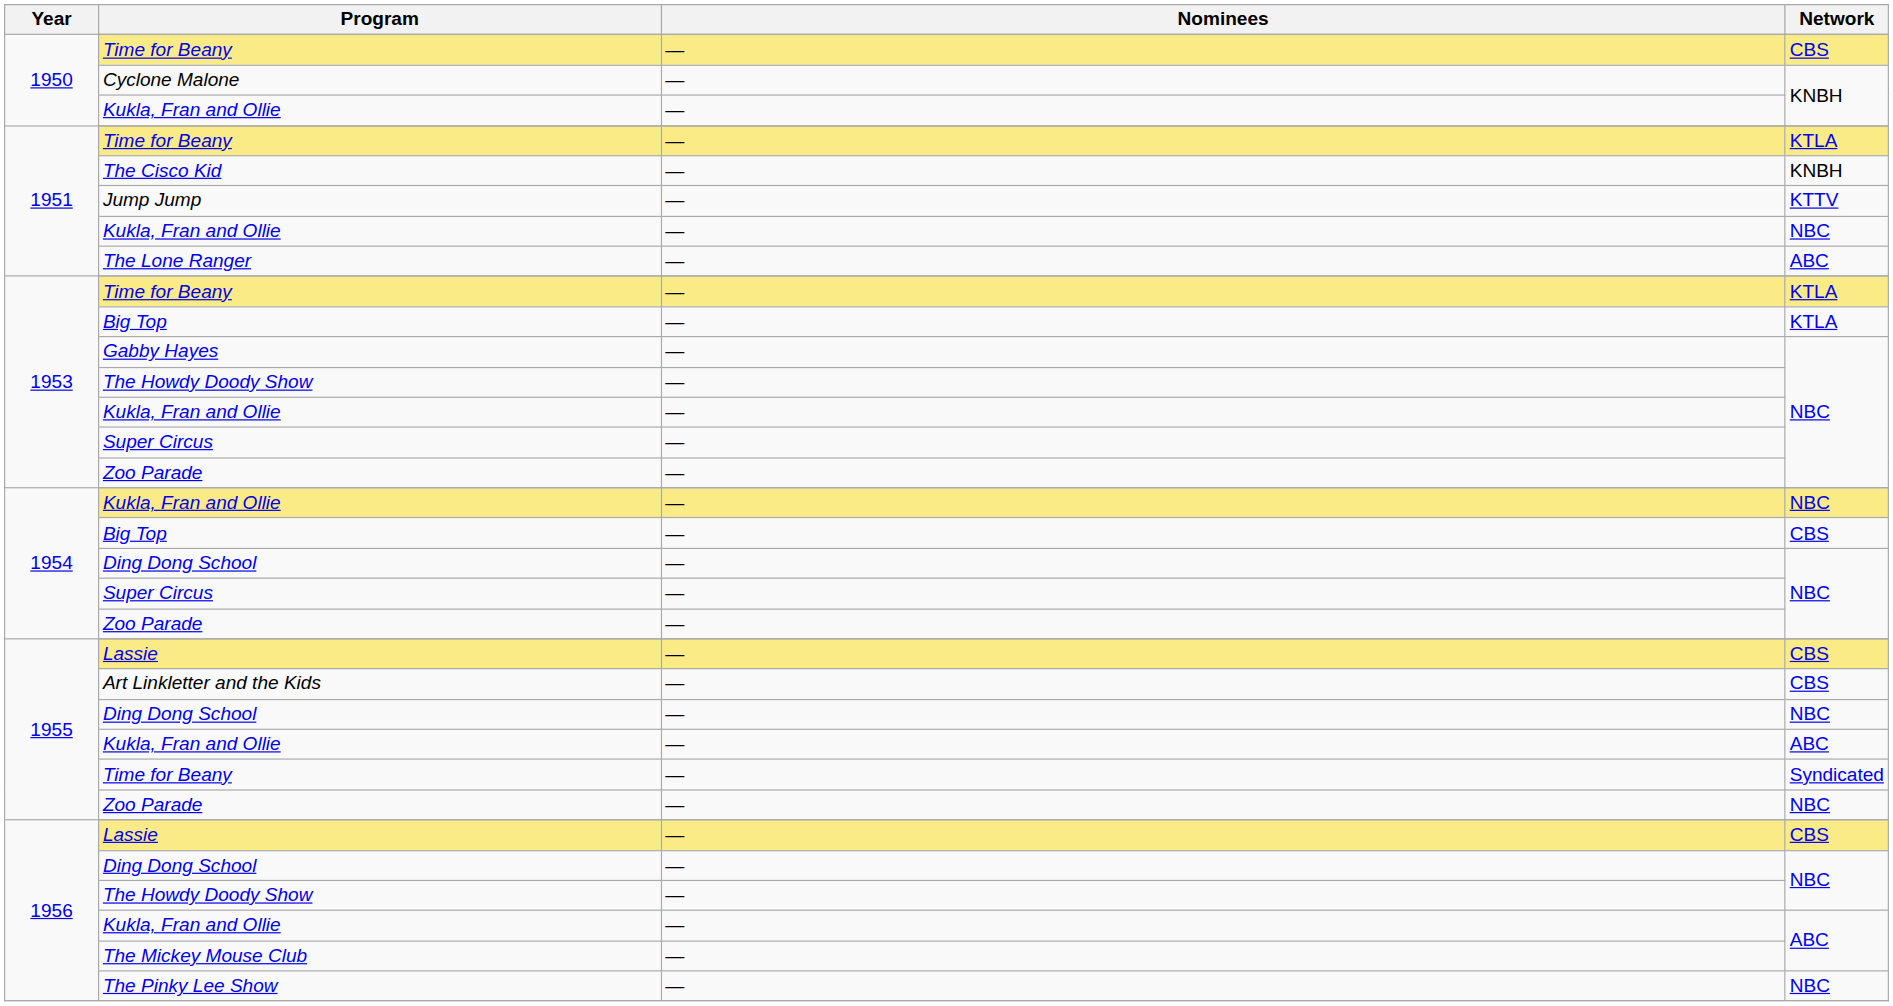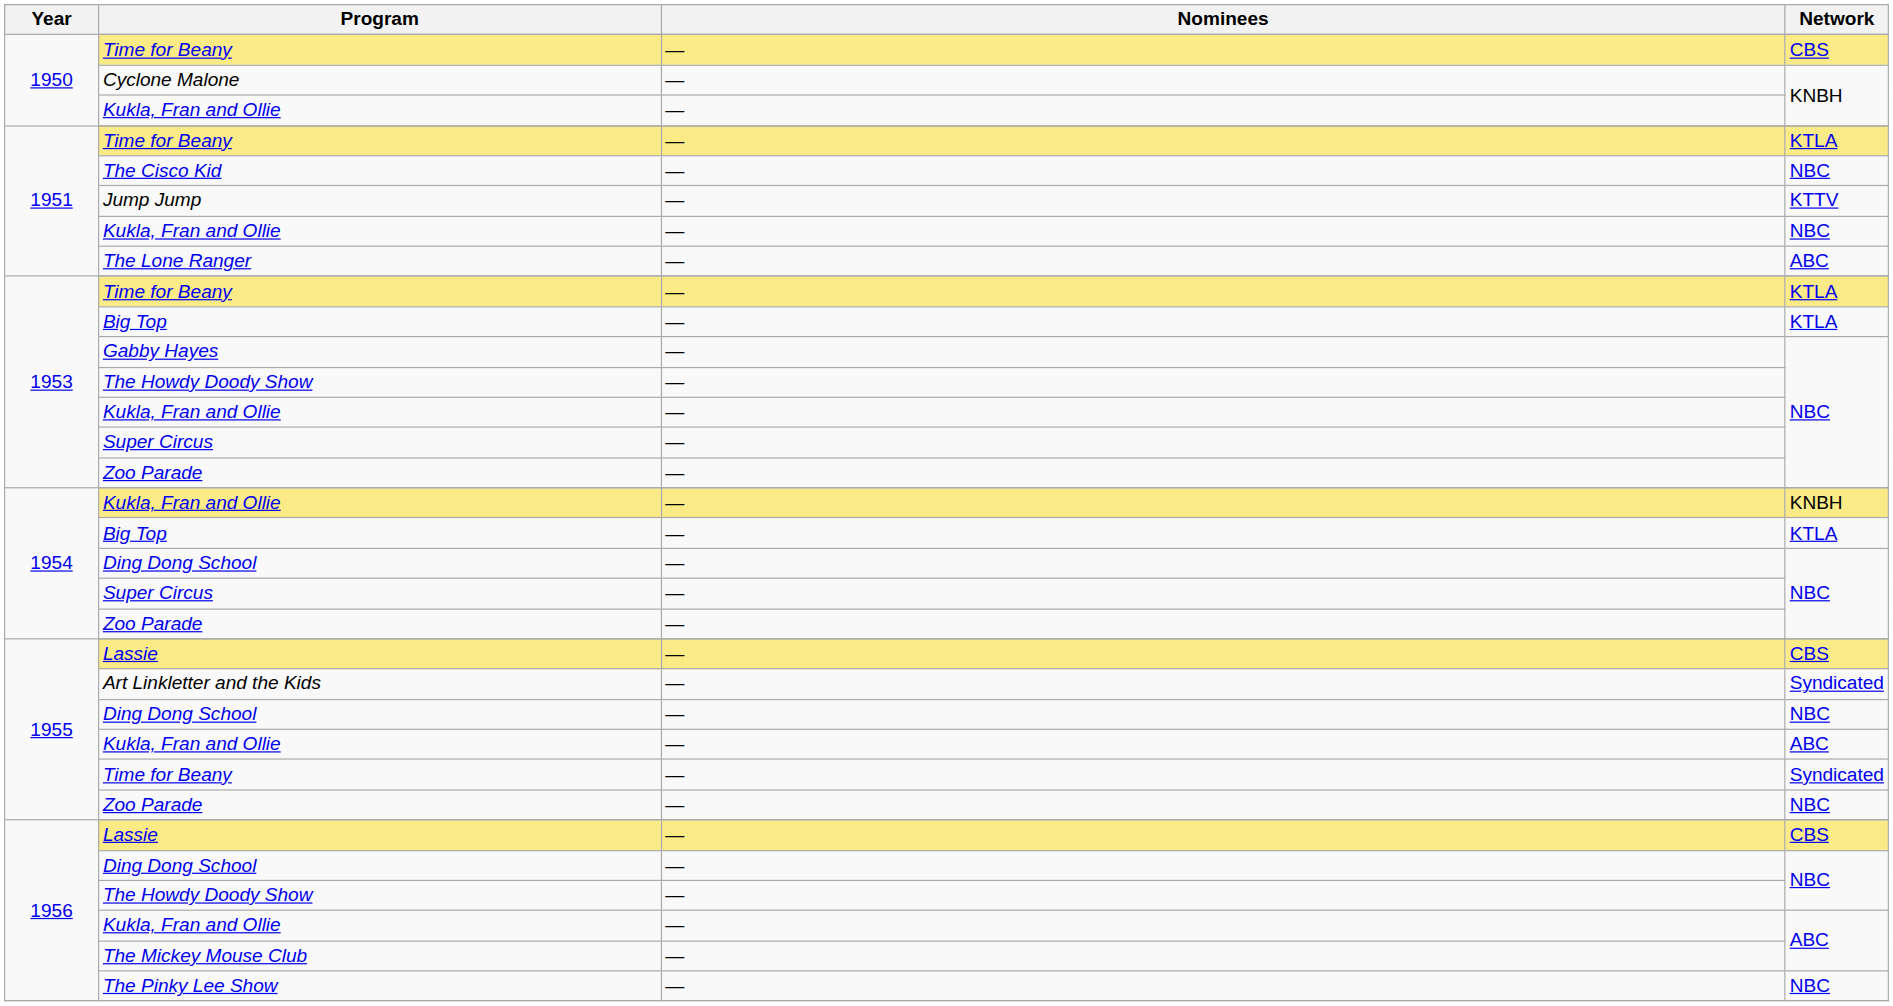(1816, 170) KNBH -> (1810, 170) NBC
(1810, 502) NBC -> (1816, 502) KNBH
(1809, 532) CBS -> (1814, 532) KTLA
(1809, 683) CBS -> (1837, 683) Syndicated
